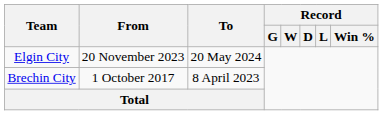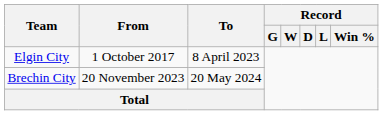(133, 57) 20 November 2023 -> (133, 57) 1 October 2017
(226, 57) 20 May 2024 -> (226, 57) 8 April 2023
(133, 78) 1 October 2017 -> (133, 78) 20 November 2023
(226, 78) 8 April 2023 -> (226, 78) 20 May 2024
